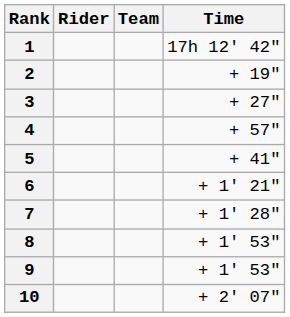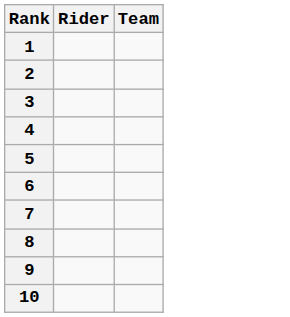- column: (224, 19)
